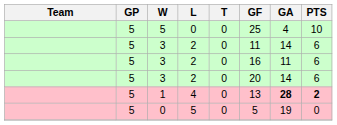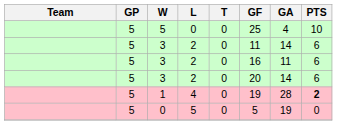(255, 95) 13 -> (255, 95) 19
(286, 95) bold -> (286, 95) normal
